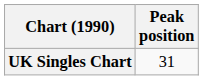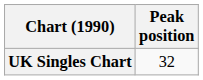(167, 61) 31 -> (167, 61) 32
